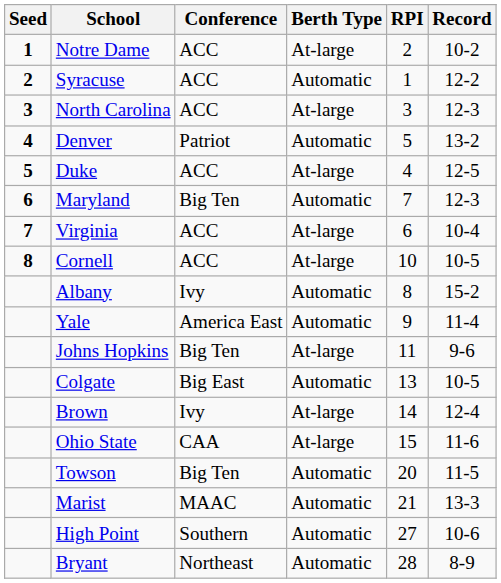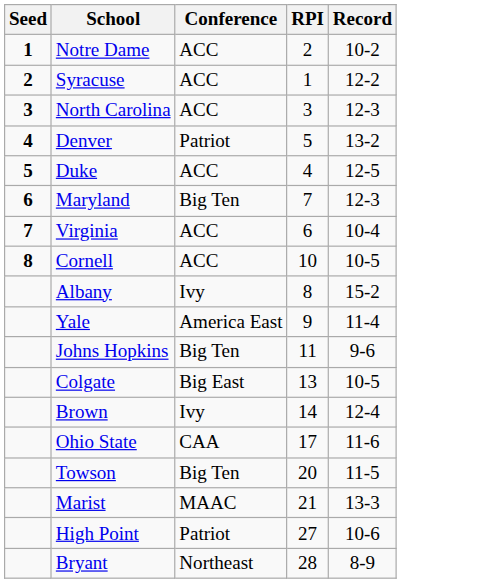- column: (337, 19)
(407, 442) 15 -> (308, 442) 17
(214, 532) Southern -> (205, 532) Patriot
